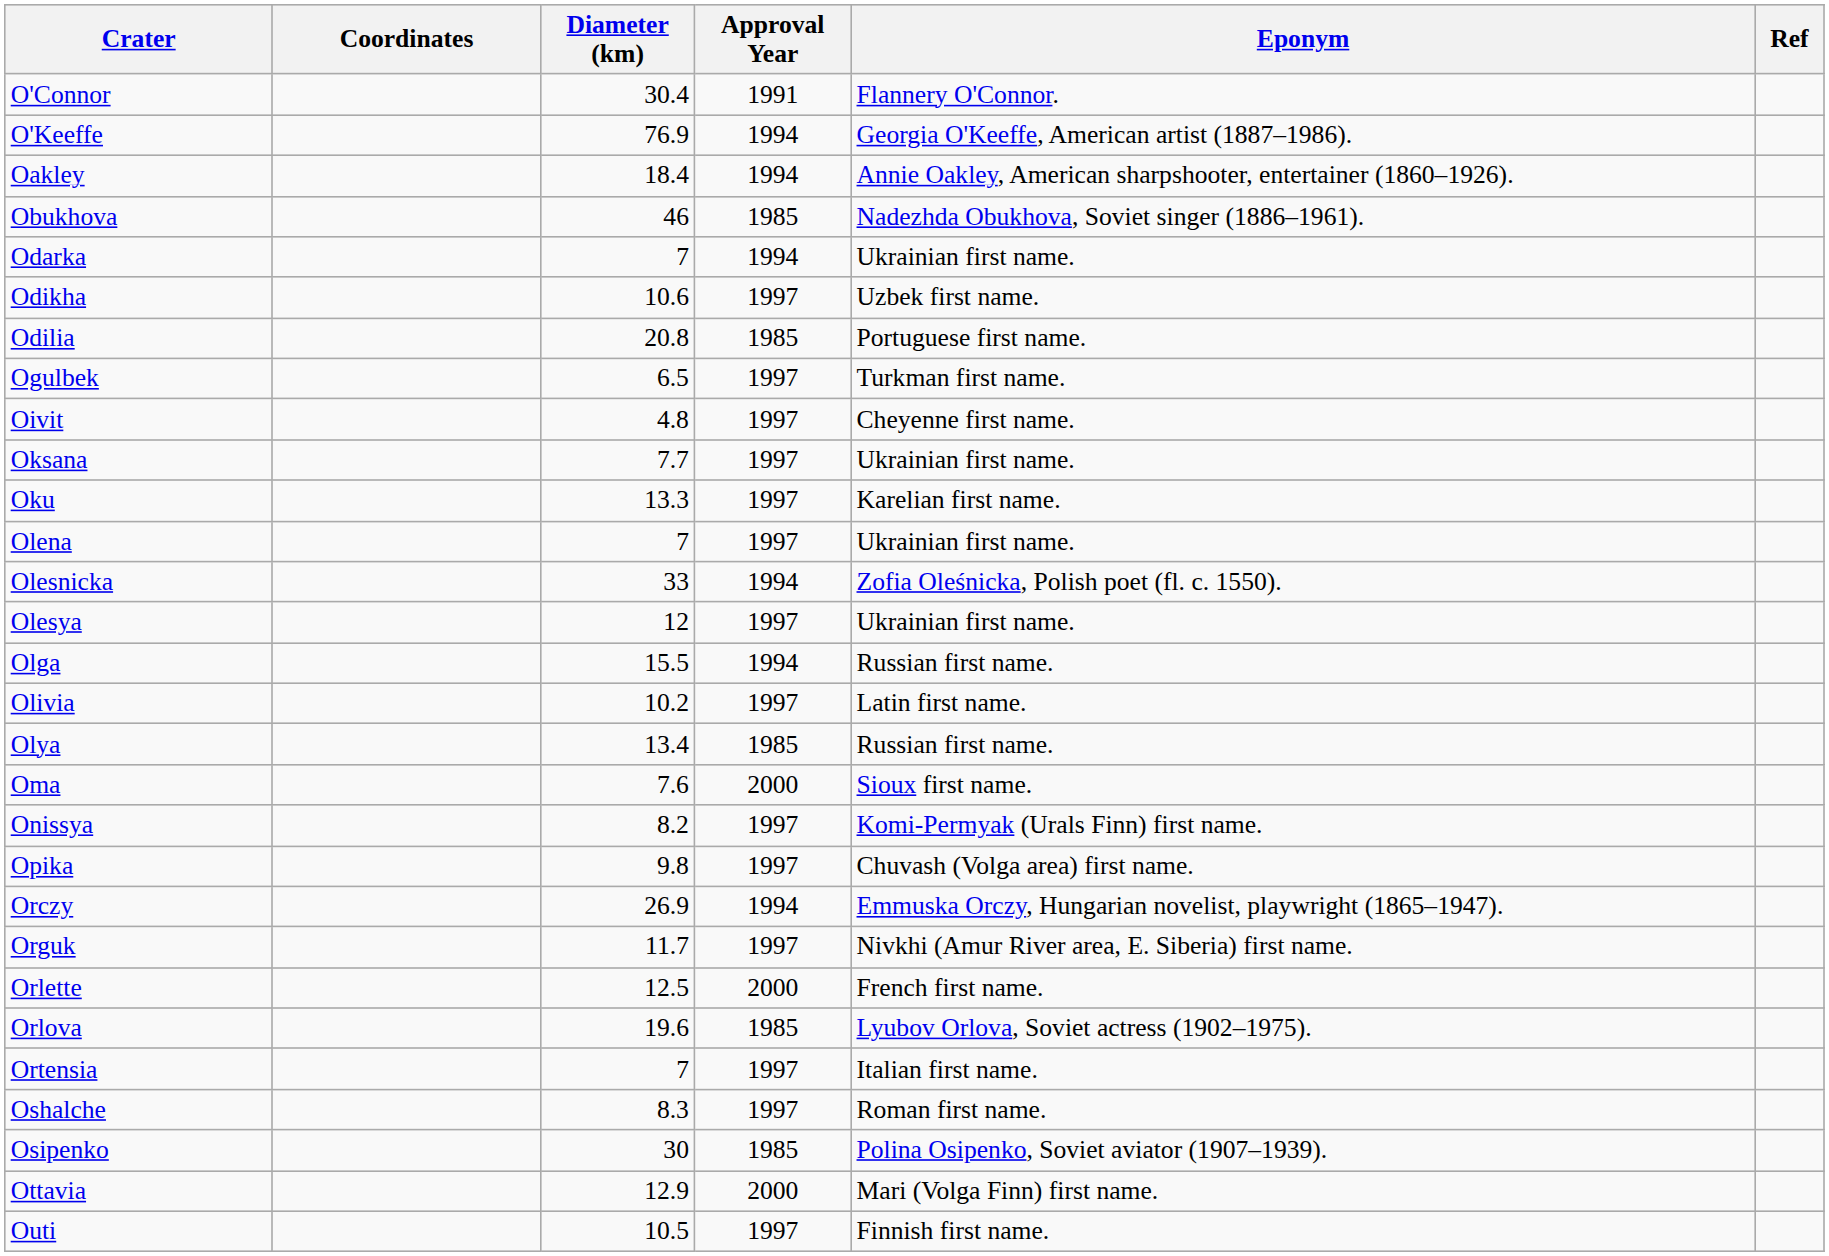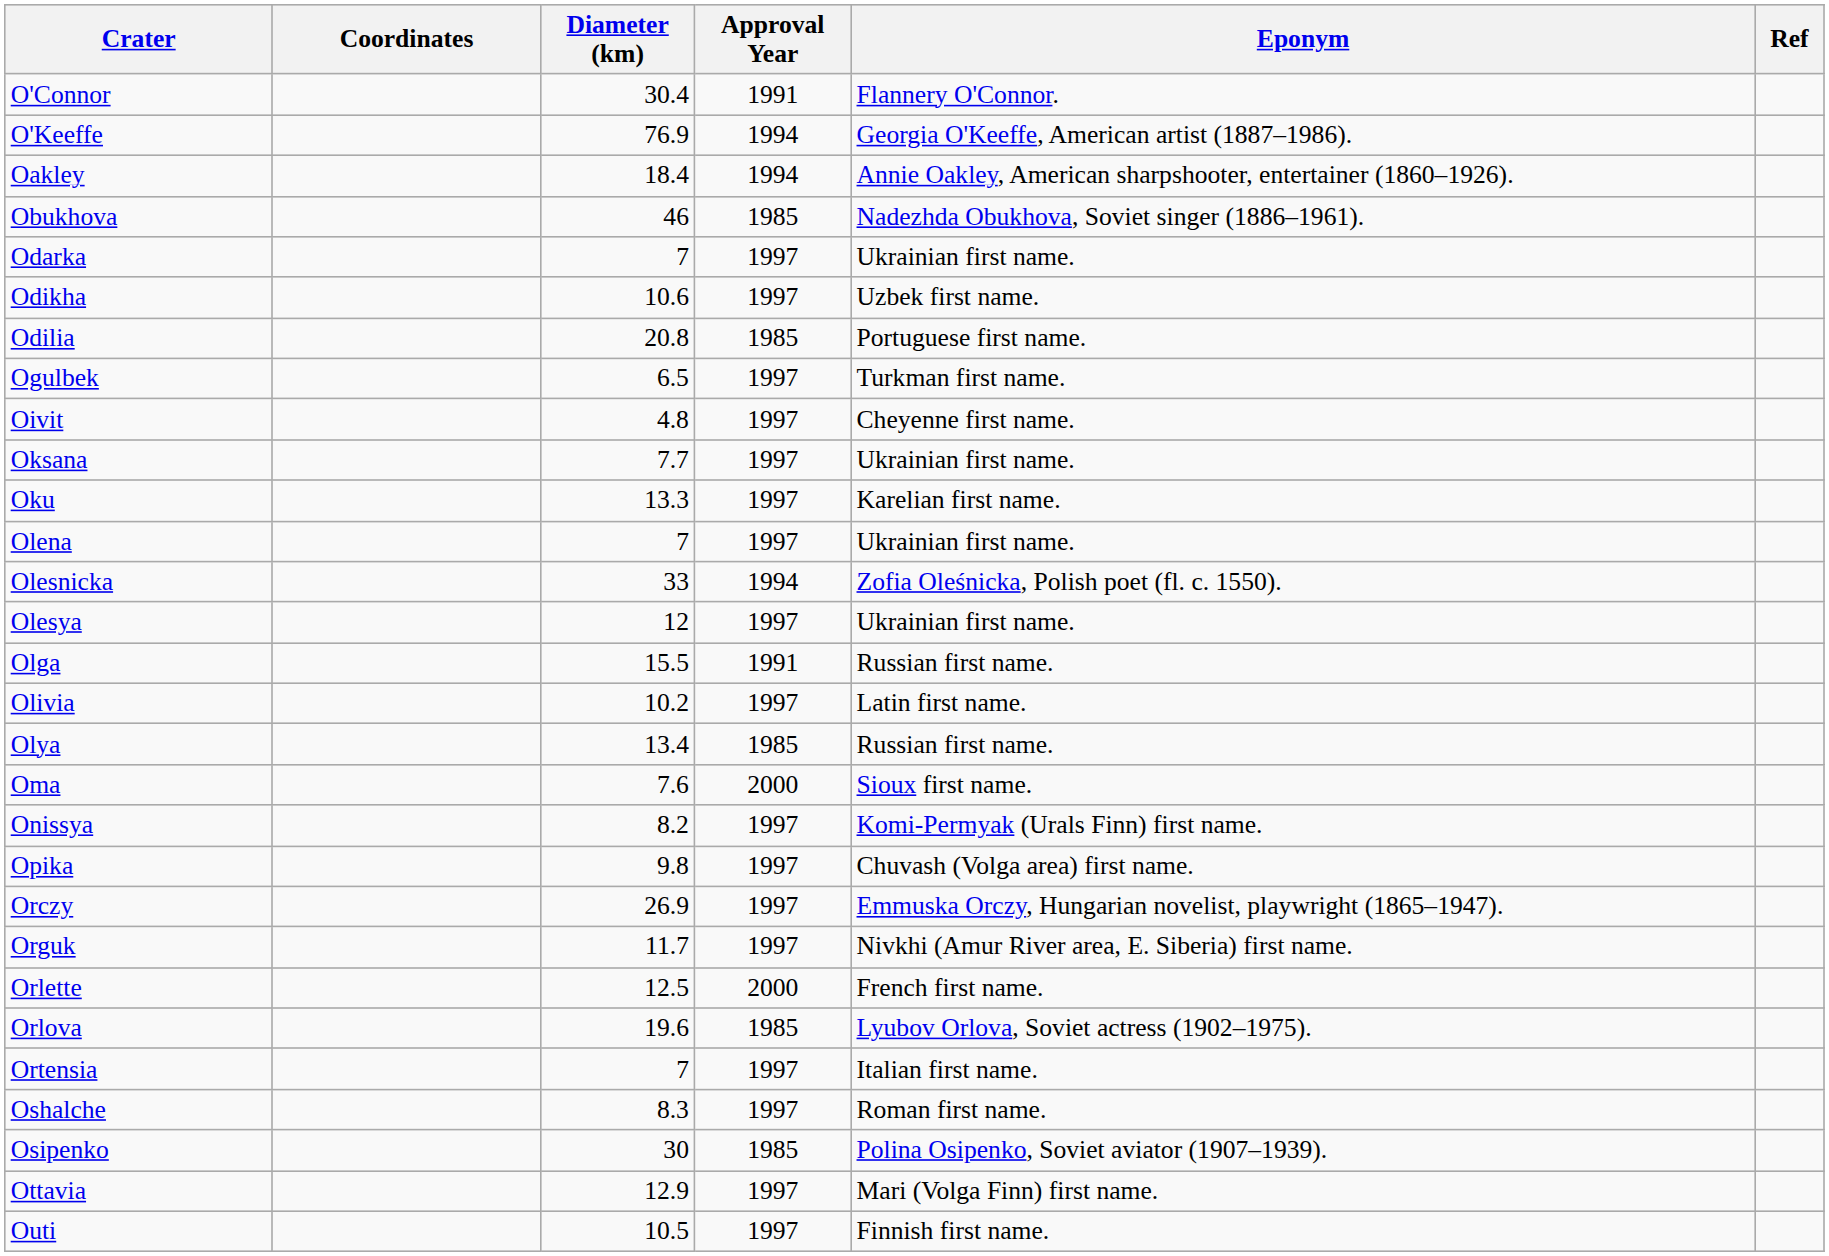(773, 256) 1994 -> (773, 256) 1997
(773, 662) 1994 -> (773, 662) 1991
(773, 906) 1994 -> (773, 906) 1997
(773, 1190) 2000 -> (773, 1190) 1997
